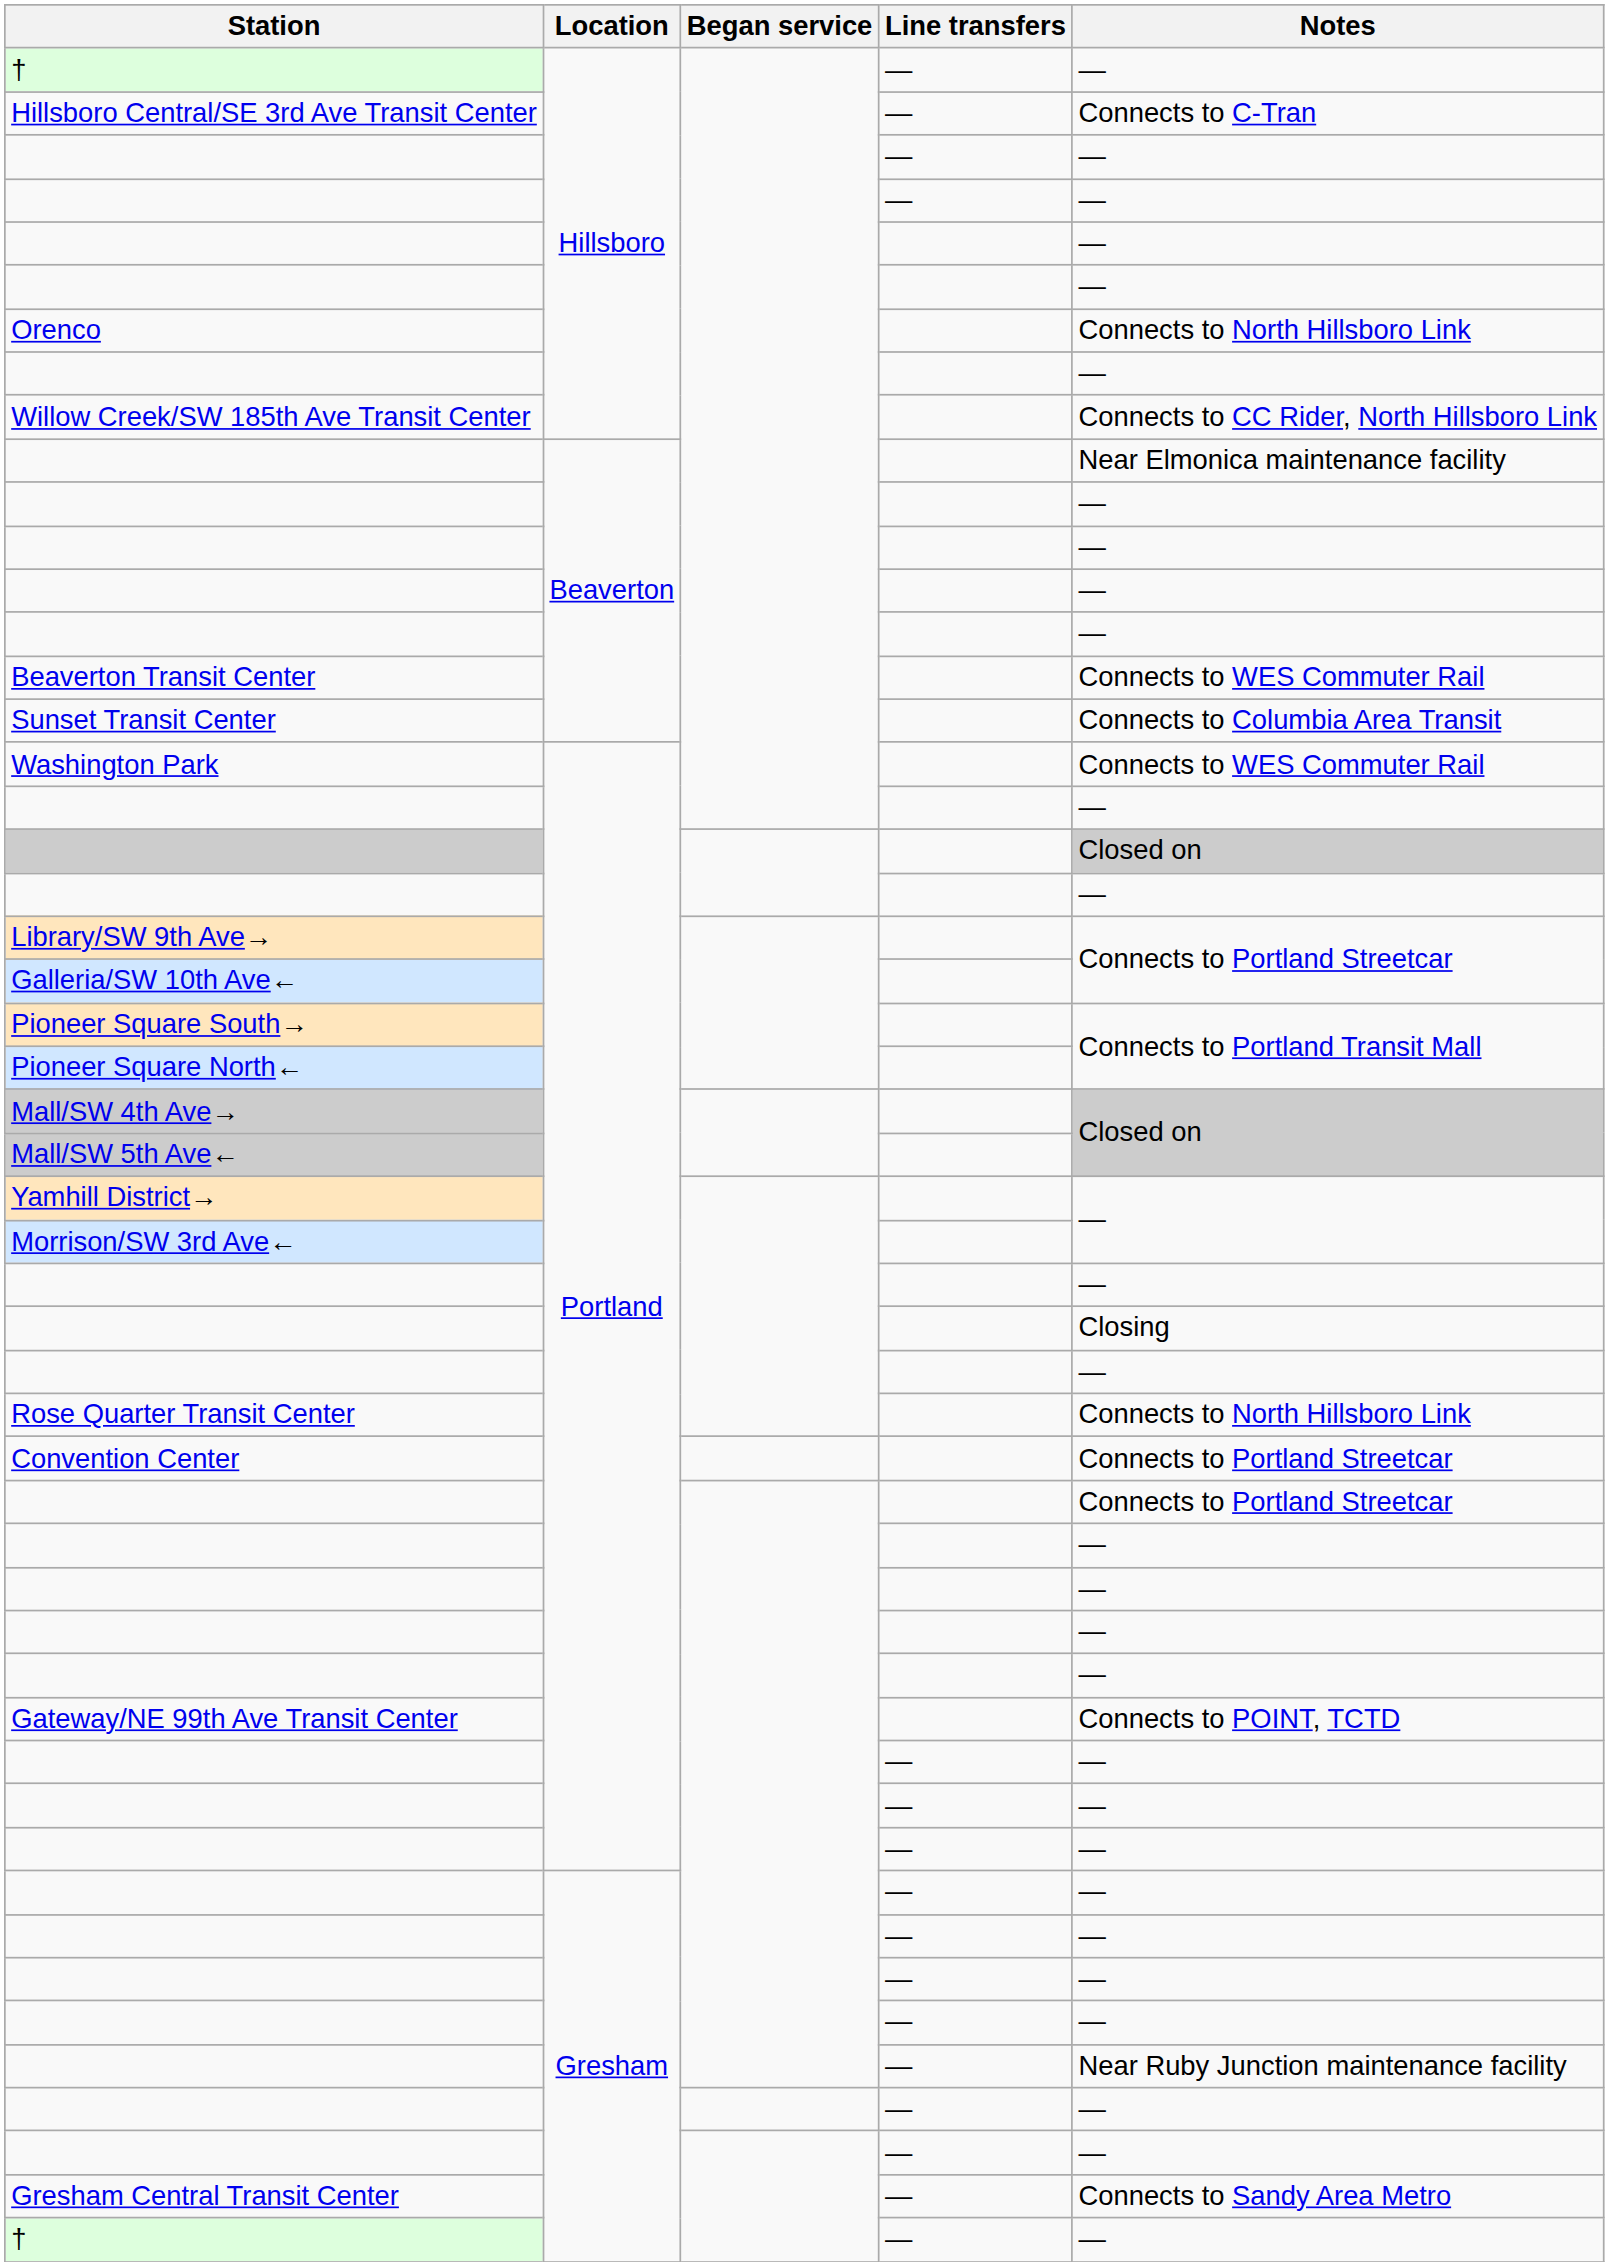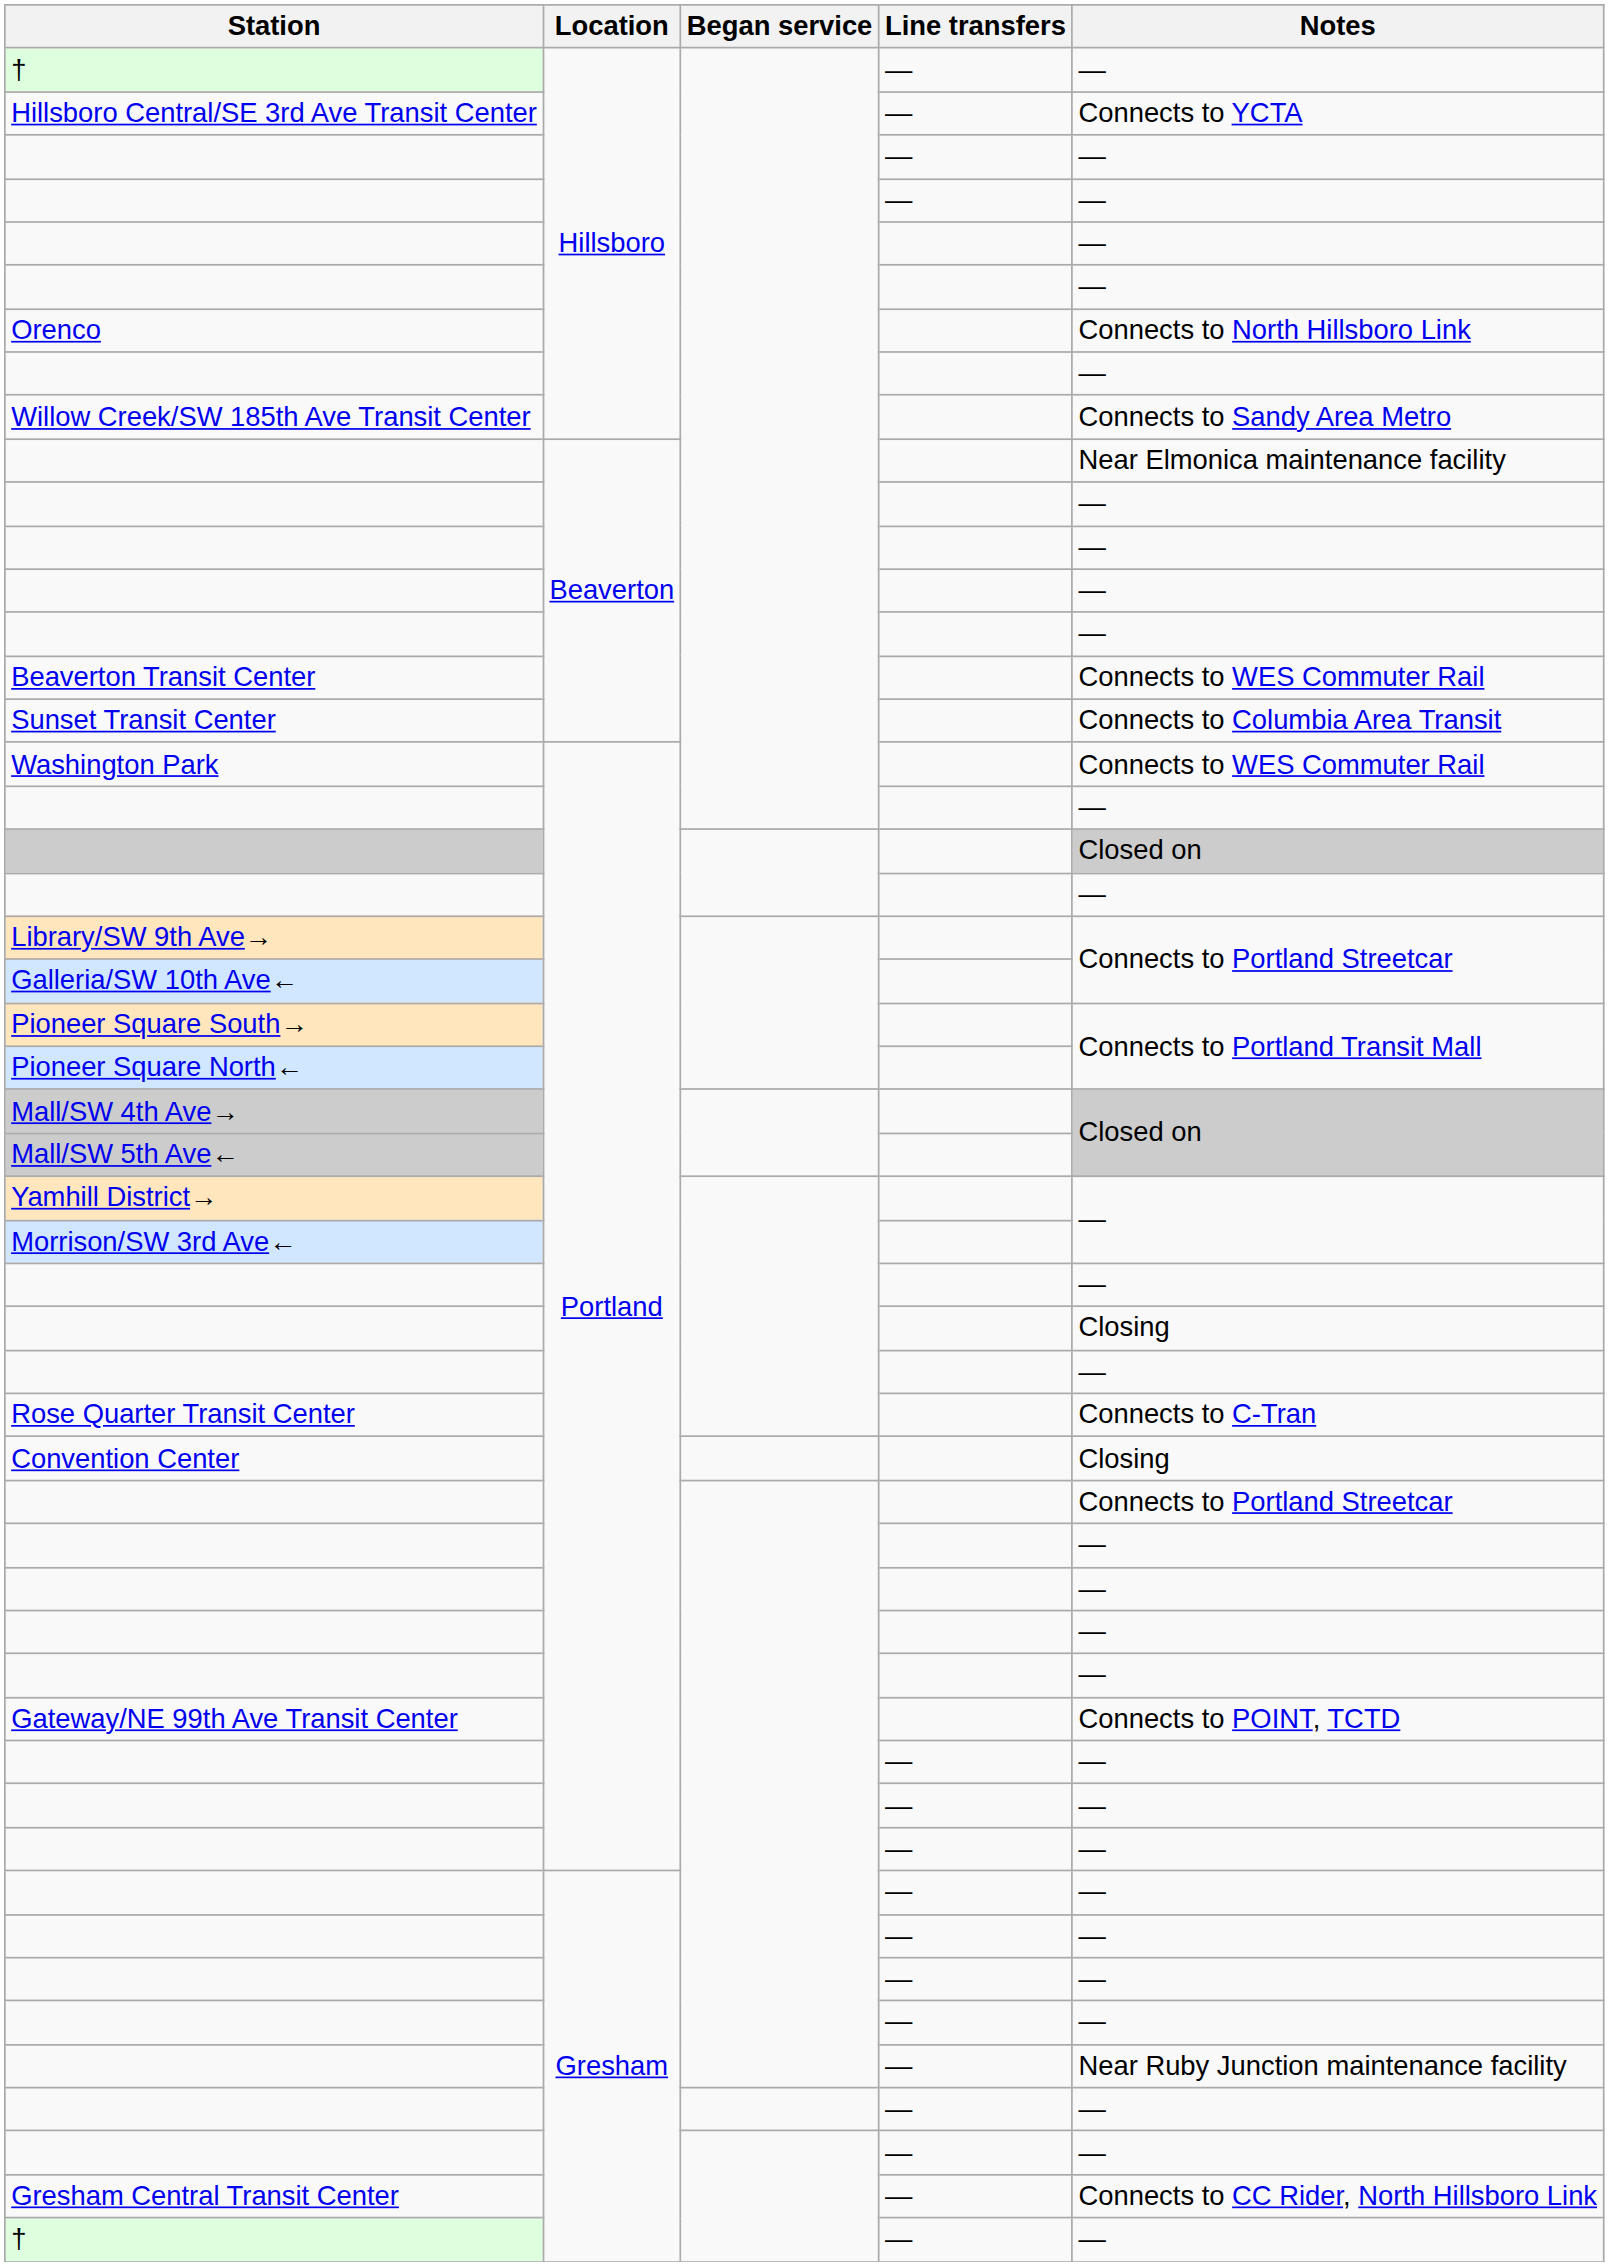(1197, 112) Connects to C-Tran -> (1191, 112) Connects to YCTA
(1338, 416) Connects to CC Rider, North Hillsboro Link -> (1265, 416) Connects to Sandy Area Metro
(1275, 1414) Connects to North Hillsboro Link -> (1197, 1414) Connects to C-Tran
(1266, 1458) Connects to Portland Streetcar -> (1124, 1458) Closing
(1265, 2195) Connects to Sandy Area Metro -> (1338, 2195) Connects to CC Rider, North Hillsboro Link
